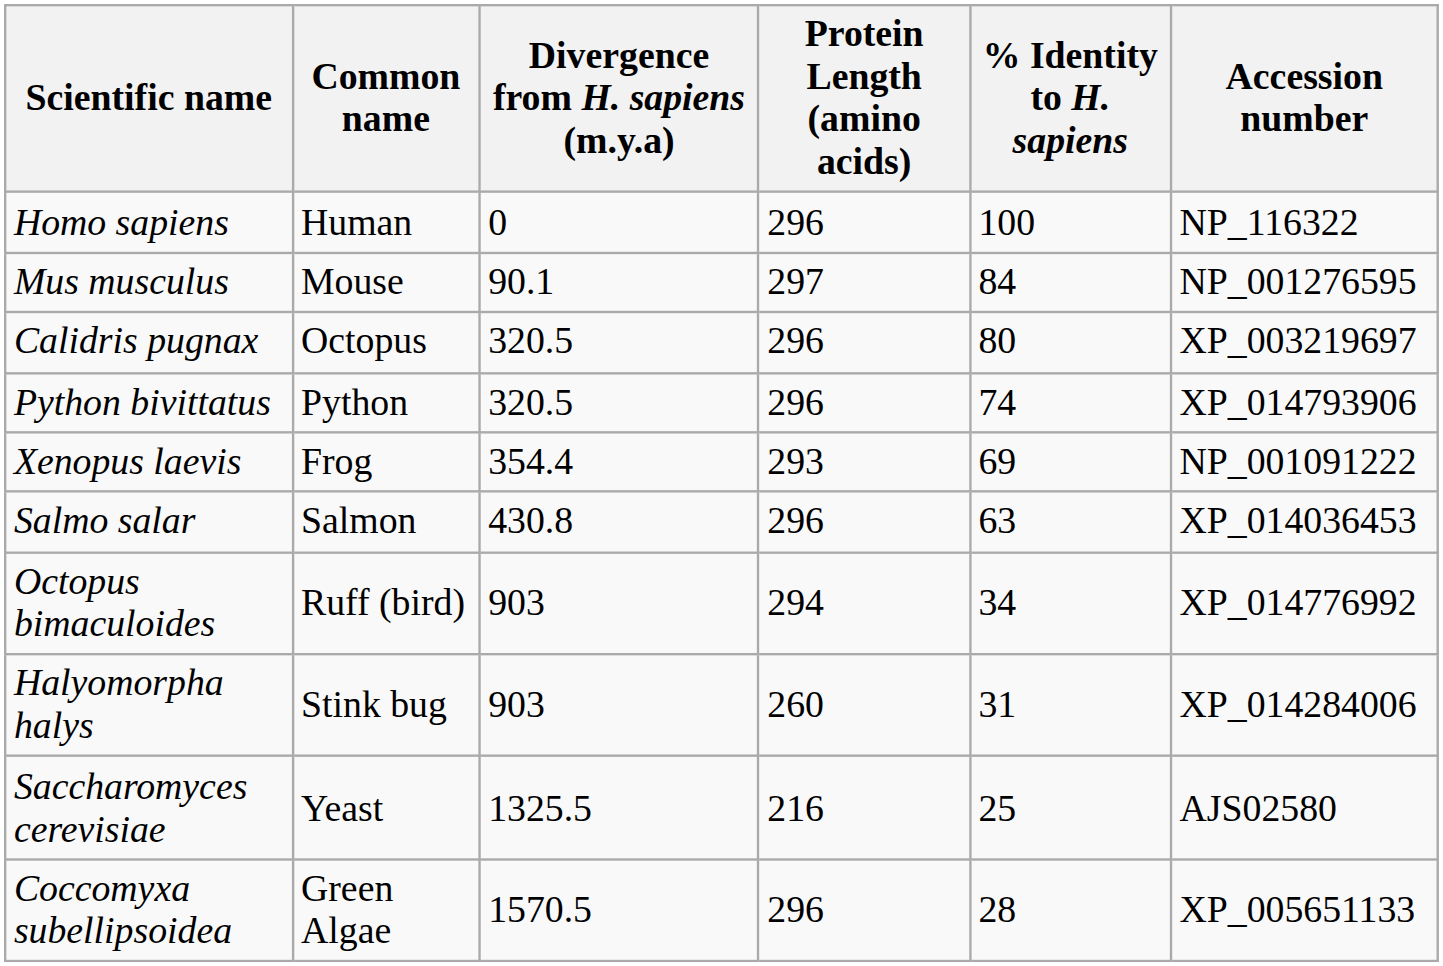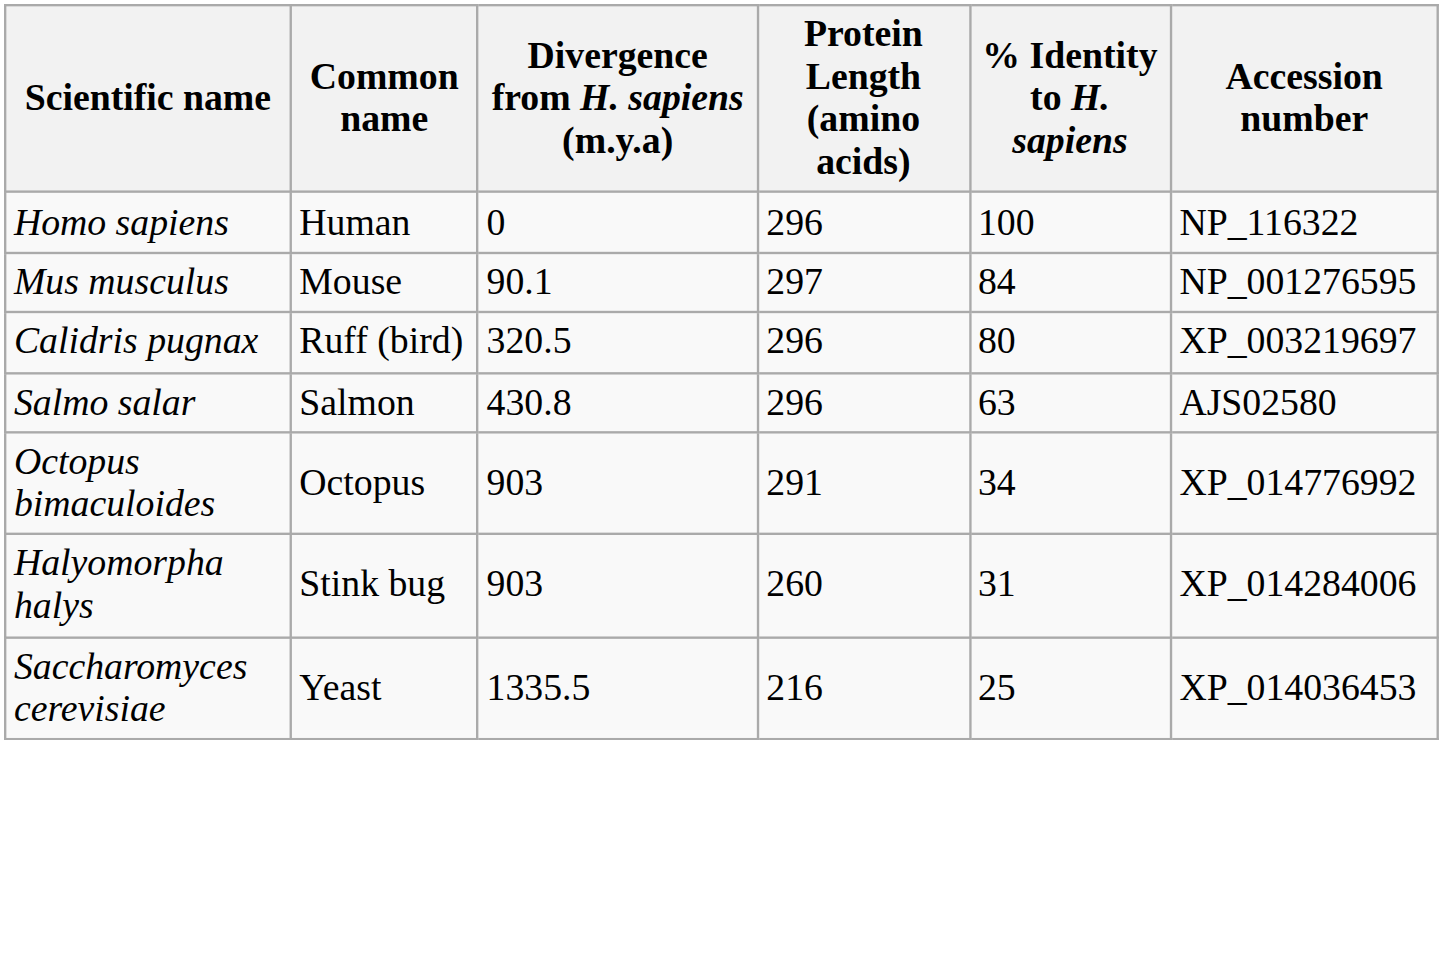(364, 341) Octopus -> (381, 341) Ruff (bird)
- row: (142, 401)
- row: (128, 461)
(1298, 521) XP_014036453 -> (1258, 401) AJS02580
(383, 602) Ruff (bird) -> (362, 482) Octopus
(796, 602) 294 -> (795, 482) 291
(540, 807) 1325.5 -> (538, 687) 1335.5
(1258, 807) AJS02580 -> (1298, 687) XP_014036453
- row: (123, 909)
